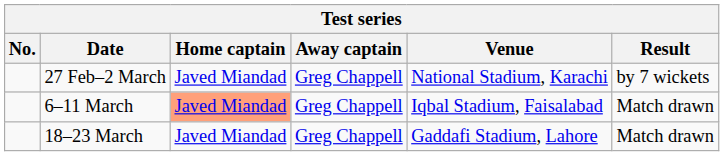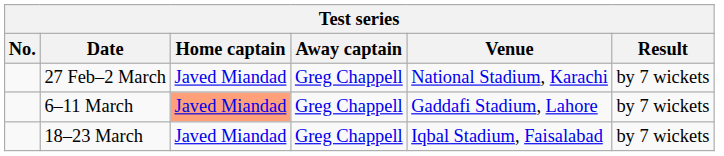(507, 106) Iqbal Stadium, Faisalabad -> (504, 106) Gaddafi Stadium, Lahore
(665, 106) Match drawn -> (663, 106) by 7 wickets
(504, 135) Gaddafi Stadium, Lahore -> (507, 135) Iqbal Stadium, Faisalabad
(665, 135) Match drawn -> (663, 135) by 7 wickets
